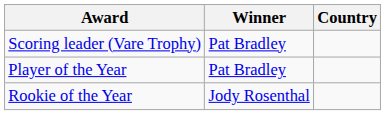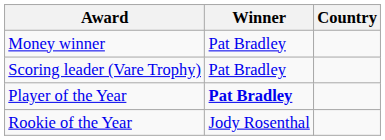+ row: (57, 43)
(247, 69) normal -> (250, 95) bold
